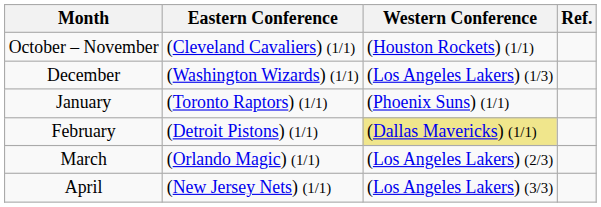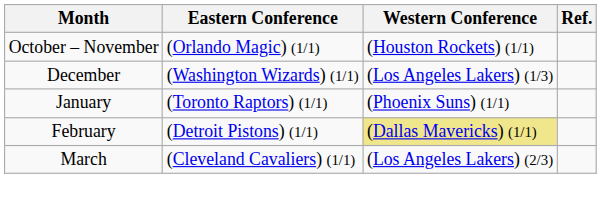(261, 46) (Cleveland Cavaliers) (1/1) -> (243, 46) (Orlando Magic) (1/1)
(243, 159) (Orlando Magic) (1/1) -> (261, 159) (Cleveland Cavaliers) (1/1)
- row: (84, 187)
